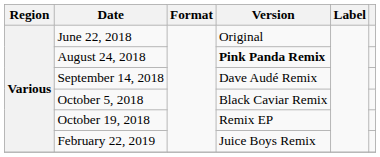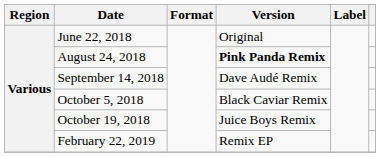(246, 120) Remix EP -> (267, 120) Juice Boys Remix
(267, 141) Juice Boys Remix -> (246, 141) Remix EP
